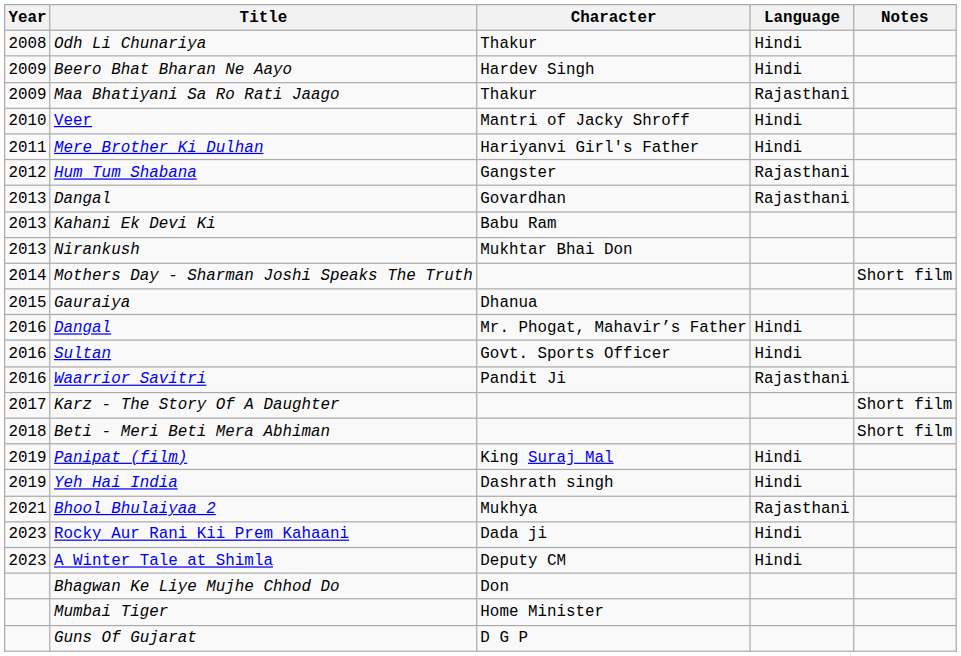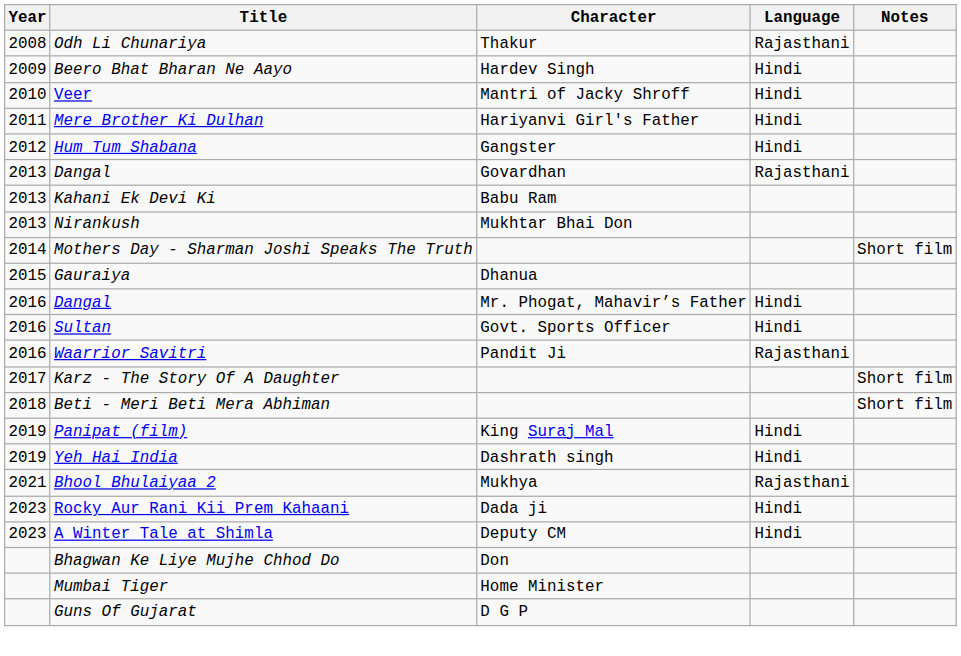(778, 43) Hindi -> (802, 43) Rajasthani
- row: (197, 95)
(802, 173) Rajasthani -> (778, 147) Hindi
